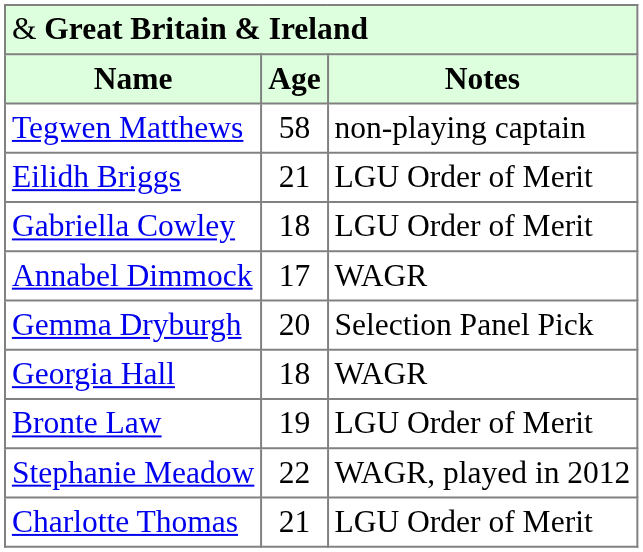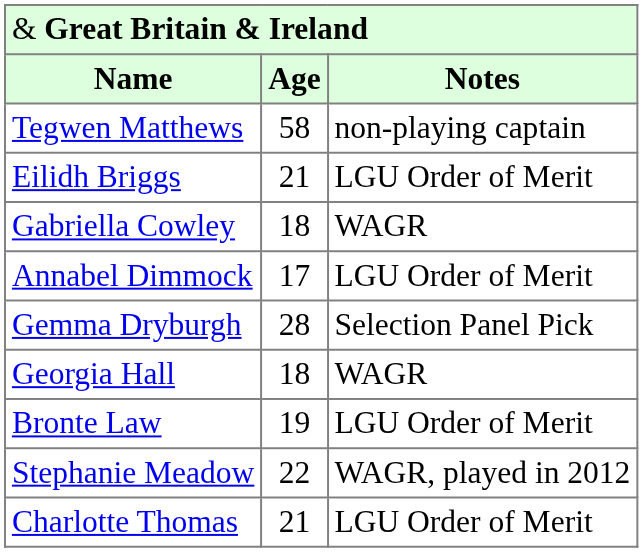(464, 226) LGU Order of Merit -> (381, 226) WAGR
(381, 275) WAGR -> (464, 275) LGU Order of Merit
(294, 324) 20 -> (294, 324) 28
